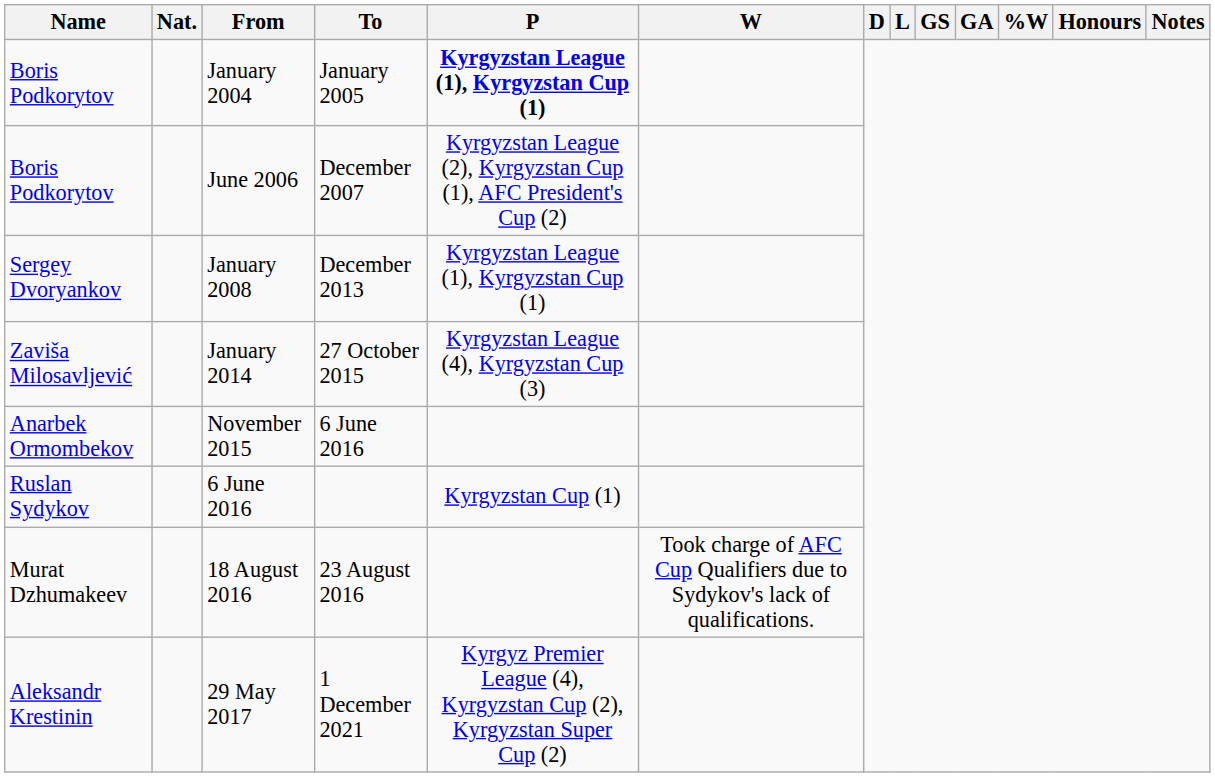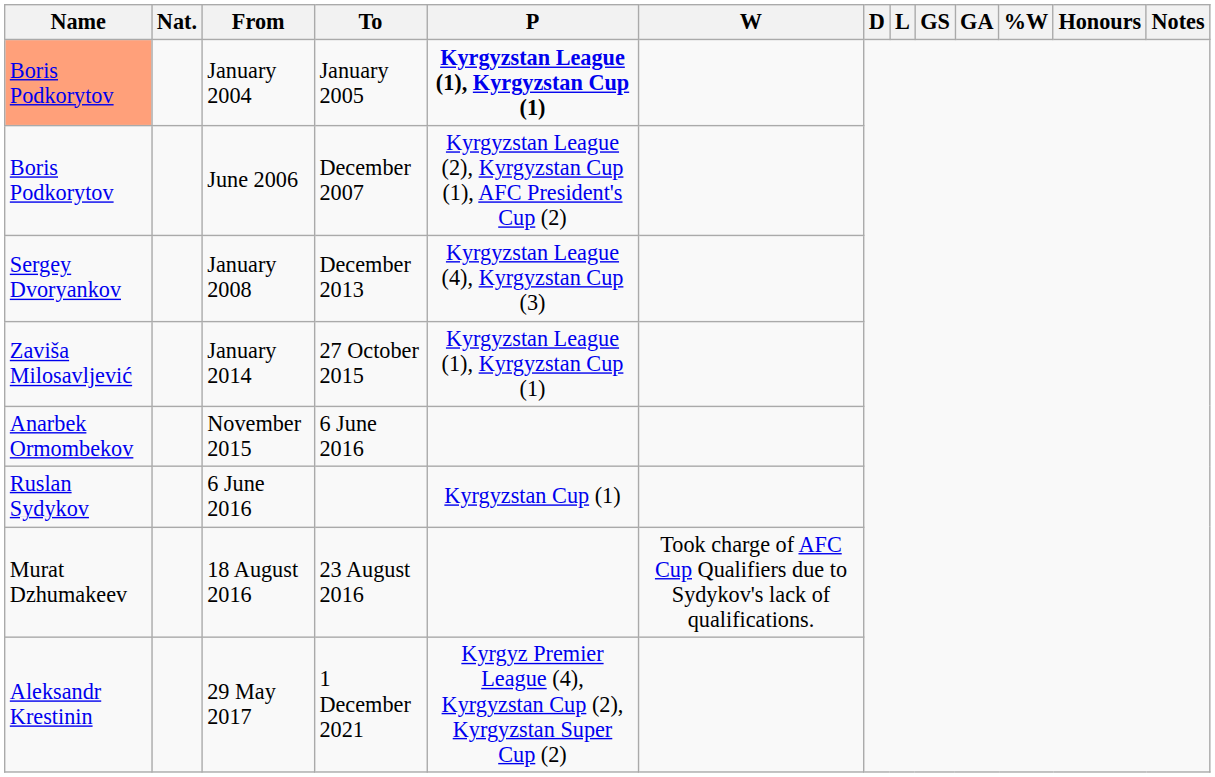(62, 82) no background -> (62, 82) lightsalmon background
(532, 278) Kyrgyzstan League (1), Kyrgyzstan Cup (1) -> (532, 278) Kyrgyzstan League (4), Kyrgyzstan Cup (3)
(532, 363) Kyrgyzstan League (4), Kyrgyzstan Cup (3) -> (532, 363) Kyrgyzstan League (1), Kyrgyzstan Cup (1)
